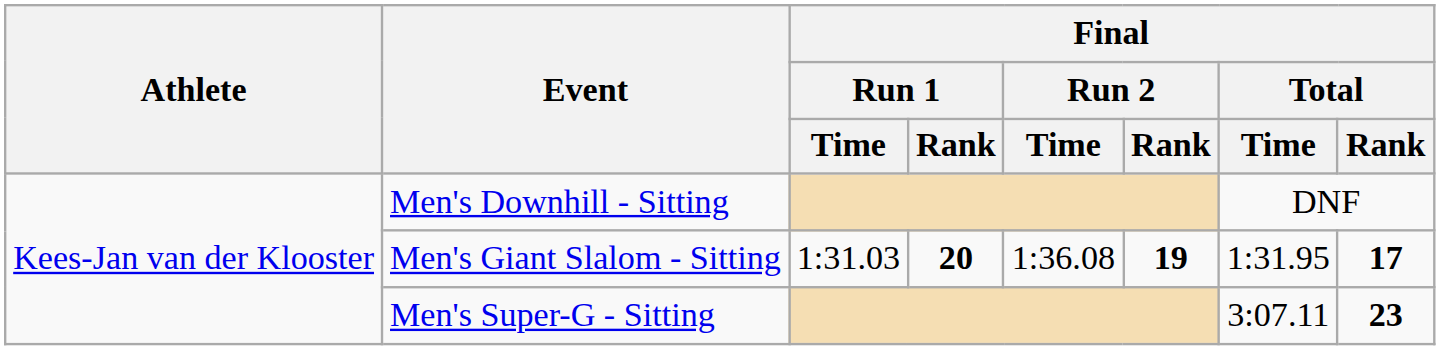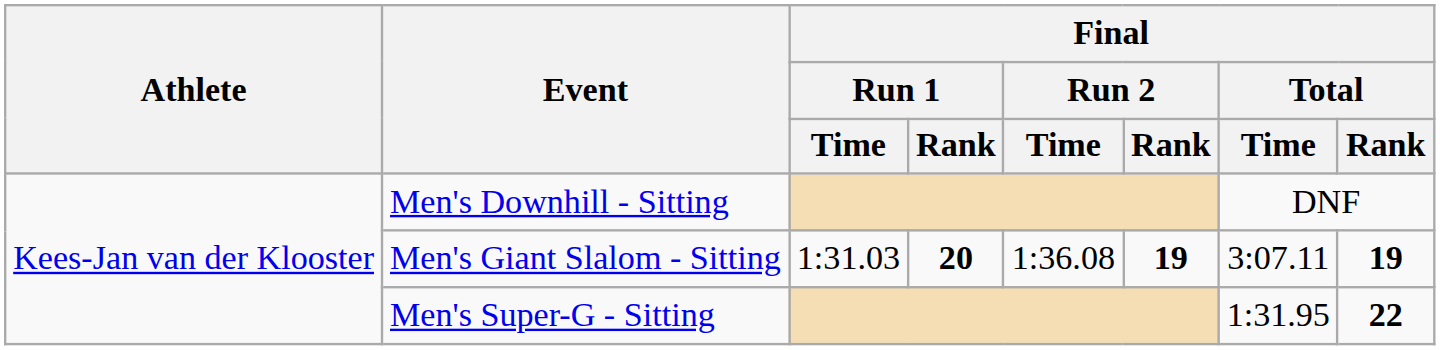(1278, 258) 1:31.95 -> (1278, 258) 3:07.11
(1386, 258) 17 -> (1386, 258) 19
(1278, 314) 3:07.11 -> (1278, 314) 1:31.95
(1386, 314) 23 -> (1386, 314) 22
